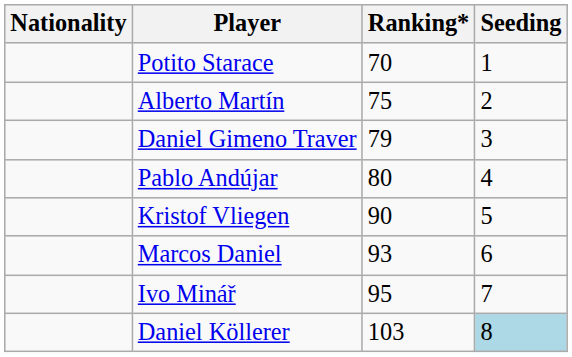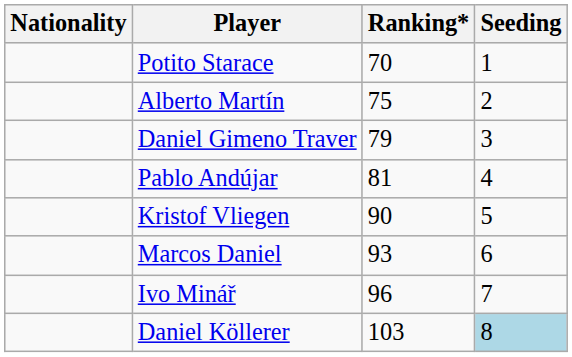(380, 178) 80 -> (380, 178) 81
(380, 293) 95 -> (380, 293) 96
